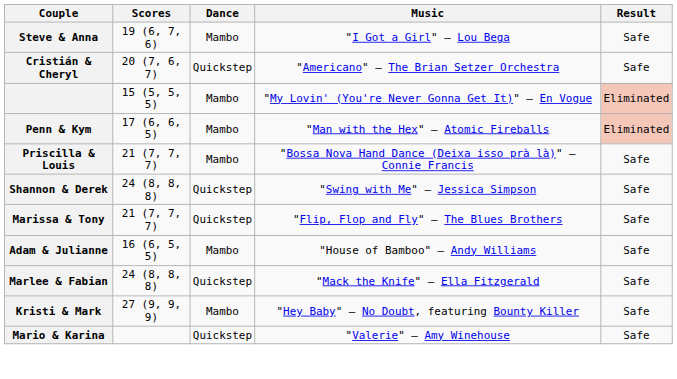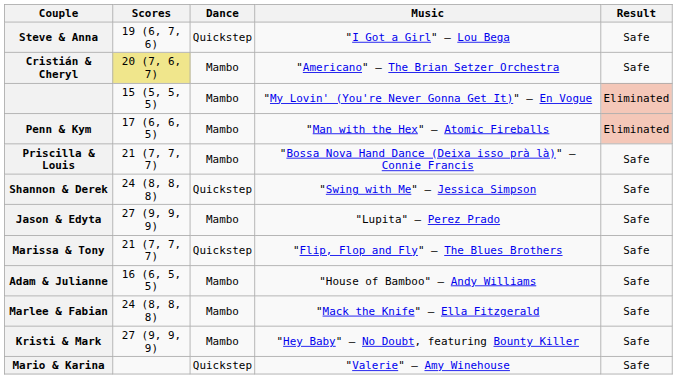(222, 37) Mambo -> (222, 37) Quickstep
(151, 68) no background -> (151, 68) khaki background
(222, 68) Quickstep -> (222, 68) Mambo
+ row: (59, 220)
(222, 281) Quickstep -> (222, 311) Mambo
